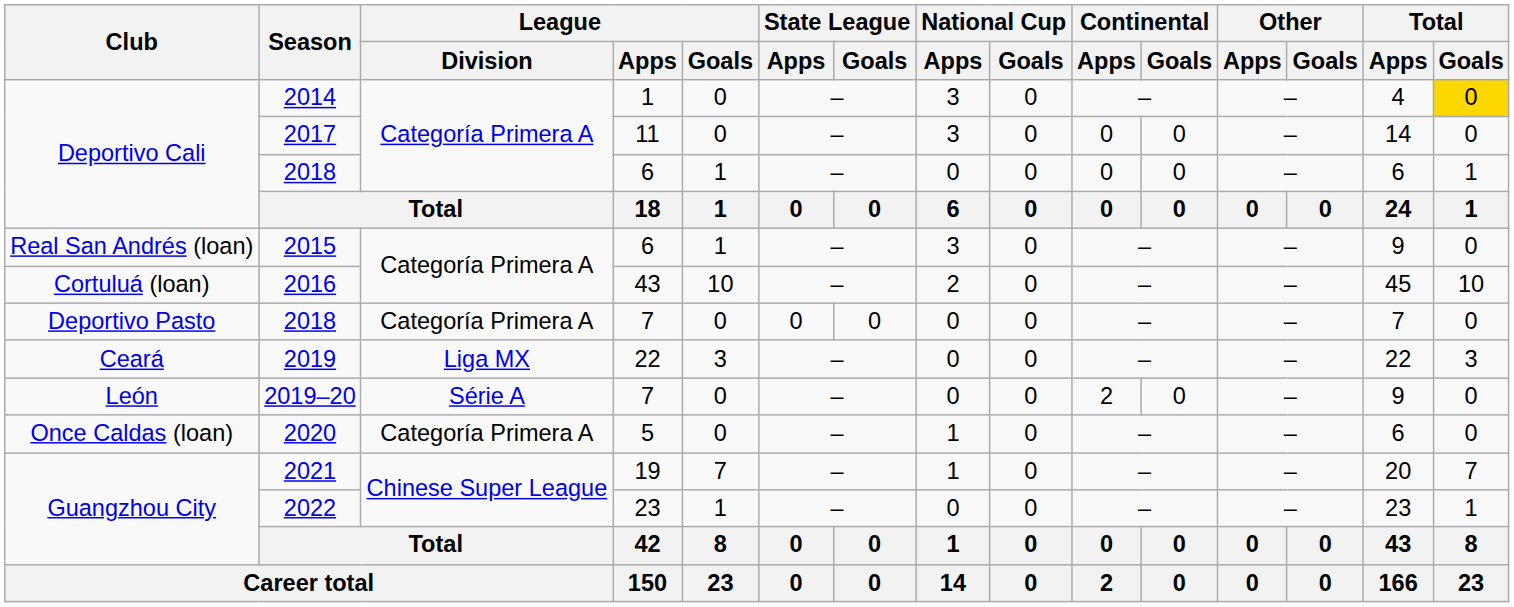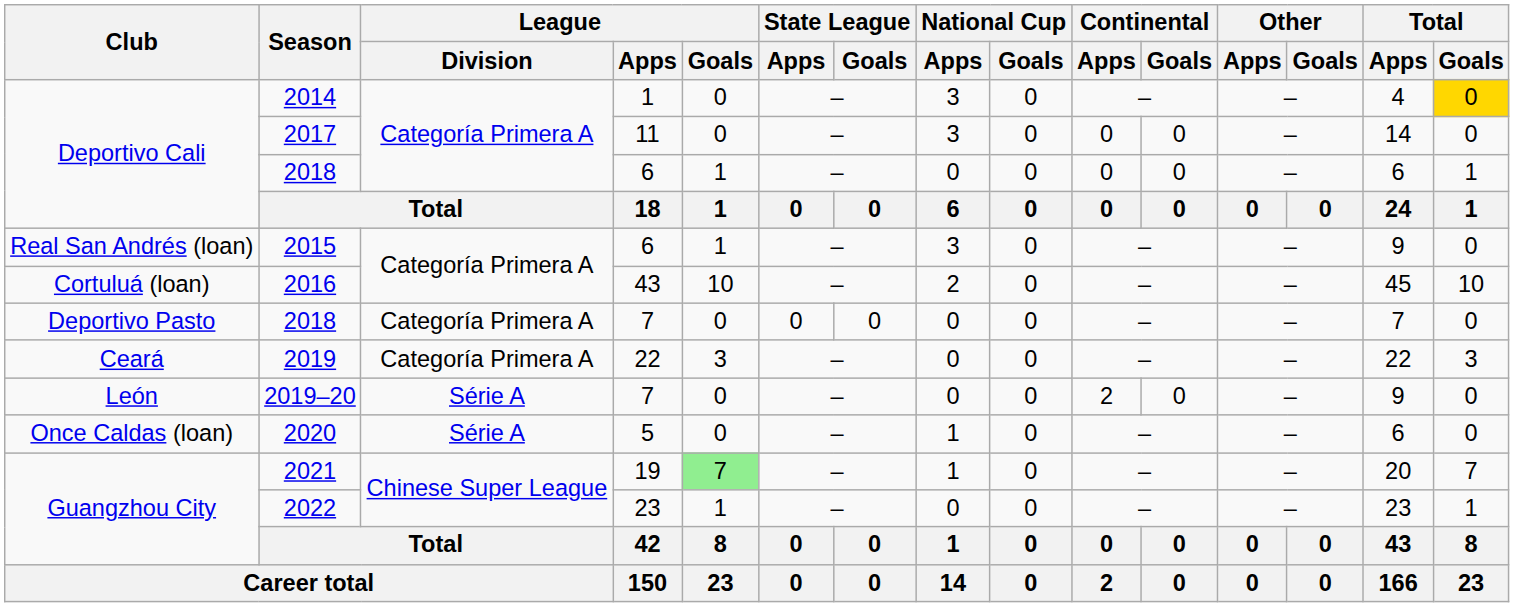(487, 358) Liga MX -> (487, 358) Categoría Primera A
(487, 433) Categoría Primera A -> (487, 433) Série A
(720, 470) no background -> (720, 470) lightgreen background
